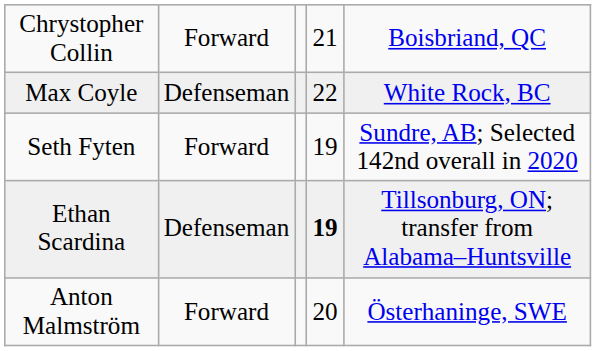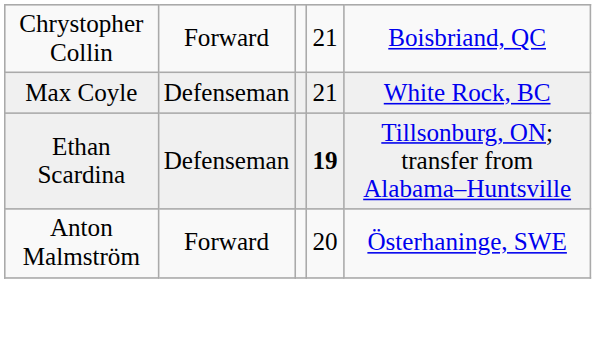(325, 92) 22 -> (325, 92) 21
- row: (81, 146)
